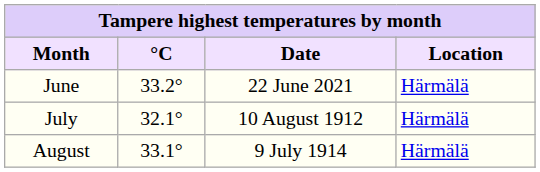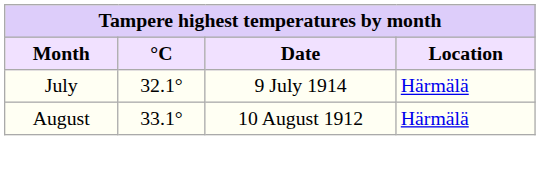- row: (61, 86)
(301, 118) 10 August 1912 -> (301, 86) 9 July 1914
(301, 151) 9 July 1914 -> (301, 118) 10 August 1912
